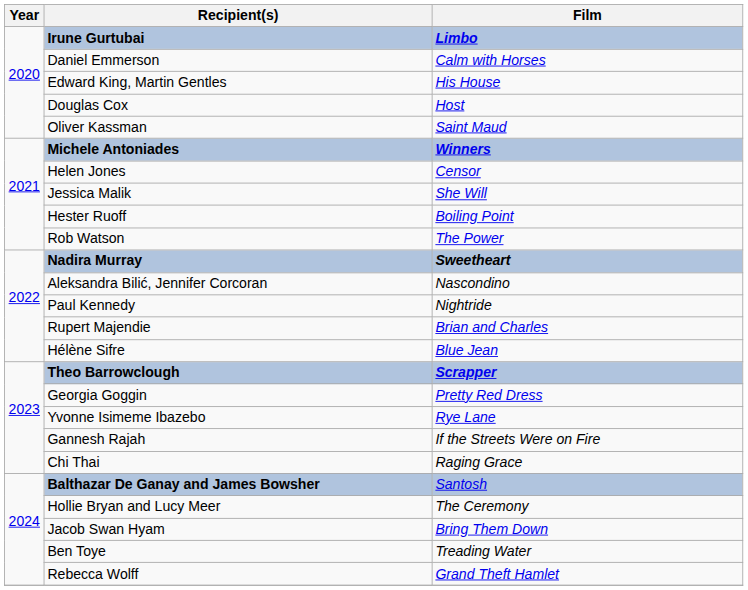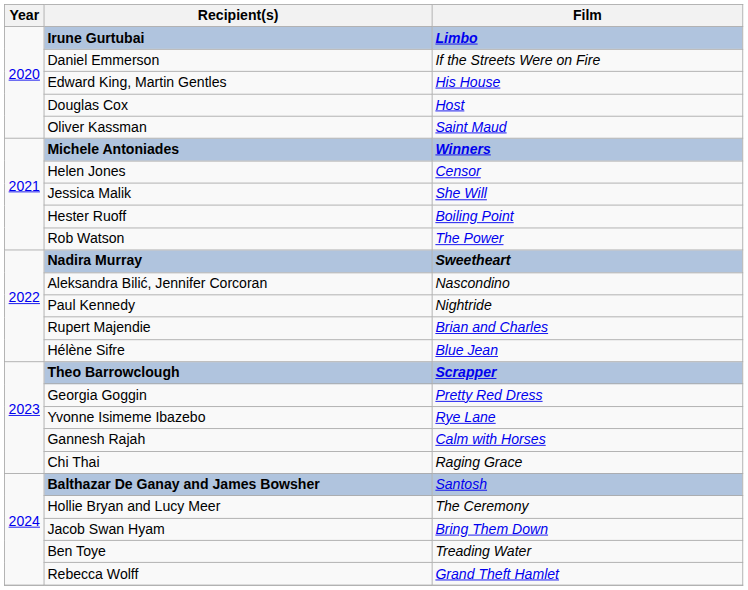(491, 60) Calm with Horses -> (518, 60) If the Streets Were on Fire
(518, 439) If the Streets Were on Fire -> (491, 439) Calm with Horses
